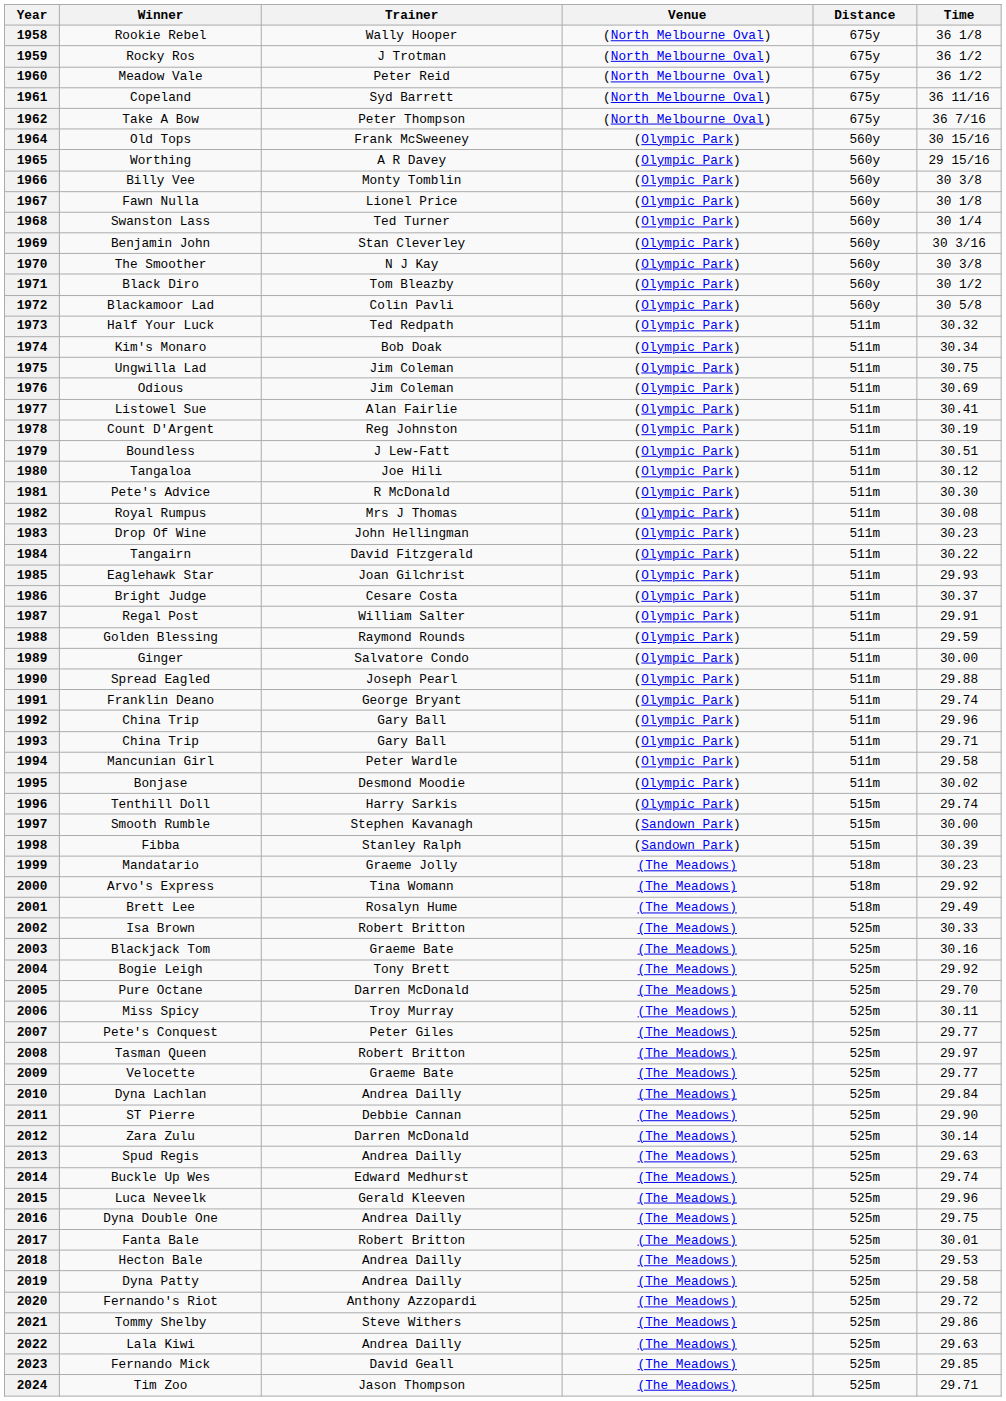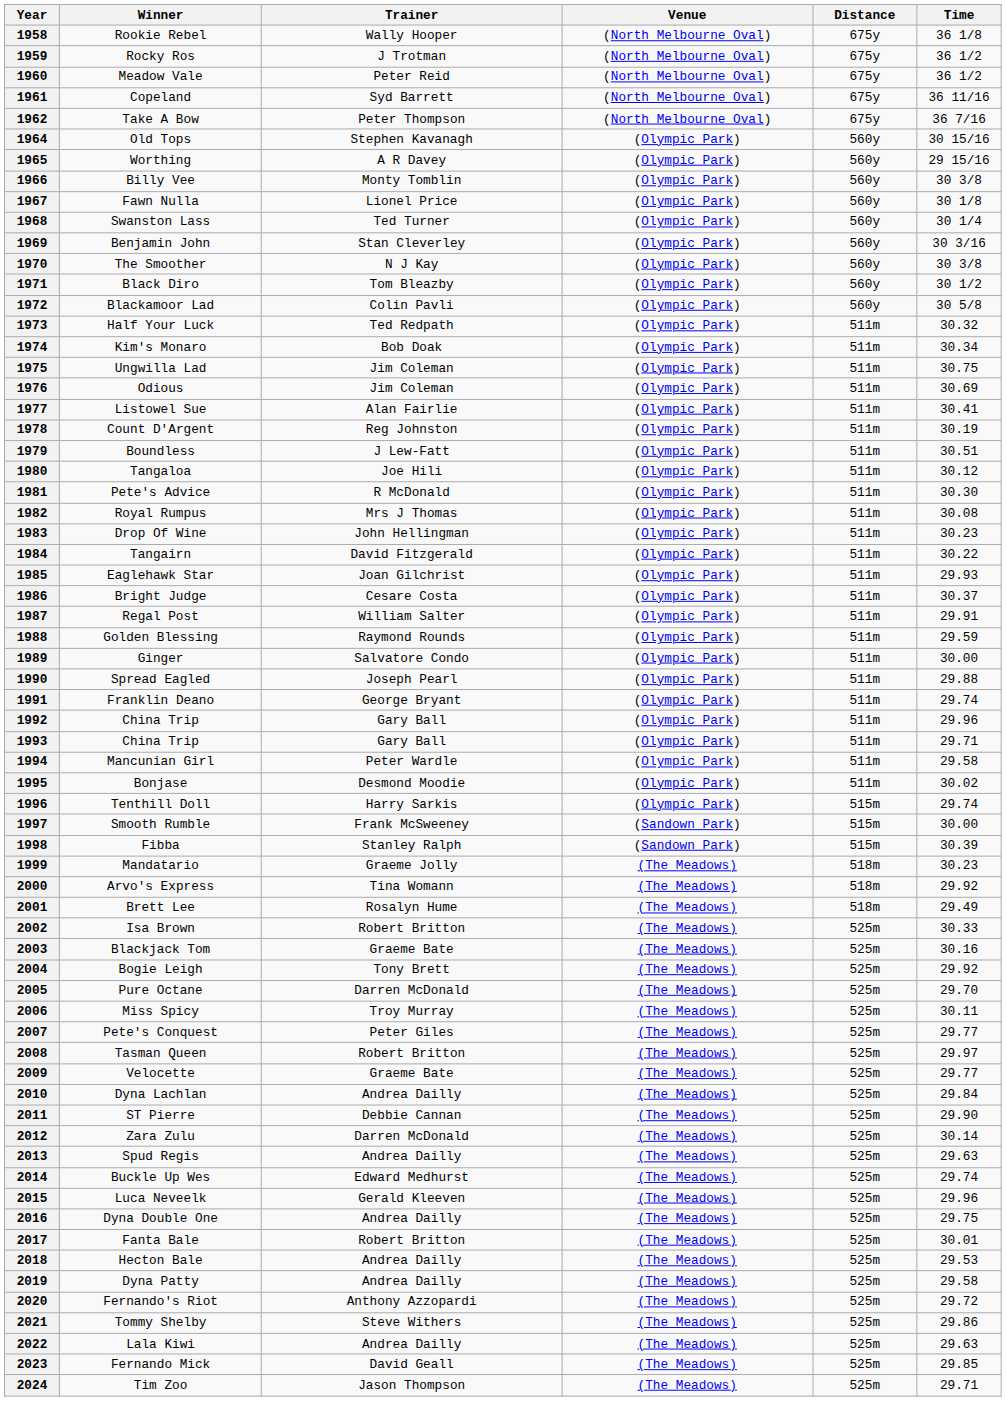(412, 139) Frank McSweeney -> (412, 139) Stephen Kavanagh
(412, 825) Stephen Kavanagh -> (412, 825) Frank McSweeney
